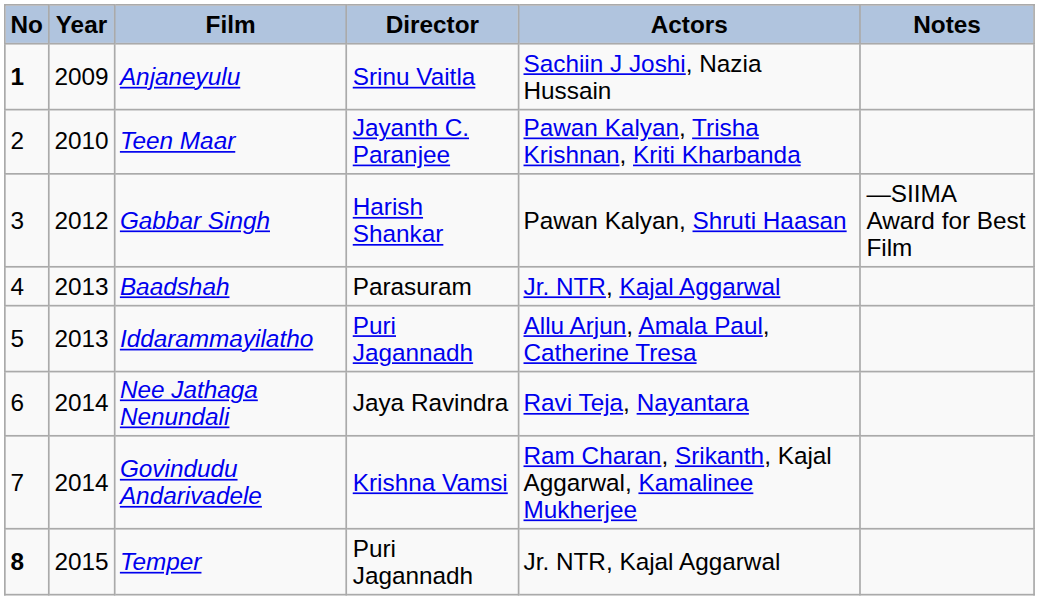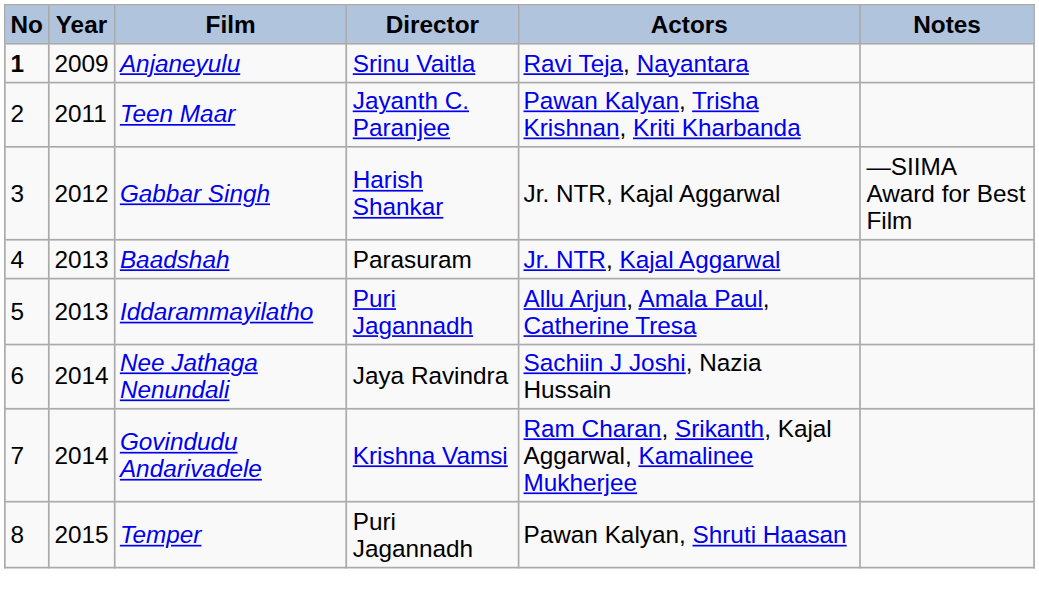(642, 76) Sachiin J Joshi, Nazia Hussain -> (636, 63) Ravi Teja, Nayantara
(81, 142) 2010 -> (81, 115) 2011
(685, 221) Pawan Kalyan, Shruti Haasan -> (652, 194) Jr. NTR, Kajal Aggarwal
(636, 404) Ravi Teja, Nayantara -> (642, 377) Sachiin J Joshi, Nazia Hussain
(17, 562) bold -> (17, 535) normal
(652, 562) Jr. NTR, Kajal Aggarwal -> (685, 535) Pawan Kalyan, Shruti Haasan
